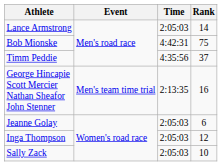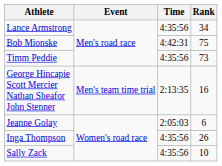(174, 28) 2:05:03 -> (174, 28) 4:35:56
(204, 28) 14 -> (204, 28) 34
(204, 58) 37 -> (204, 58) 73
(174, 138) 2:05:03 -> (174, 138) 4:35:56
(204, 138) 12 -> (204, 138) 26
(174, 153) 2:05:03 -> (174, 153) 4:35:56
